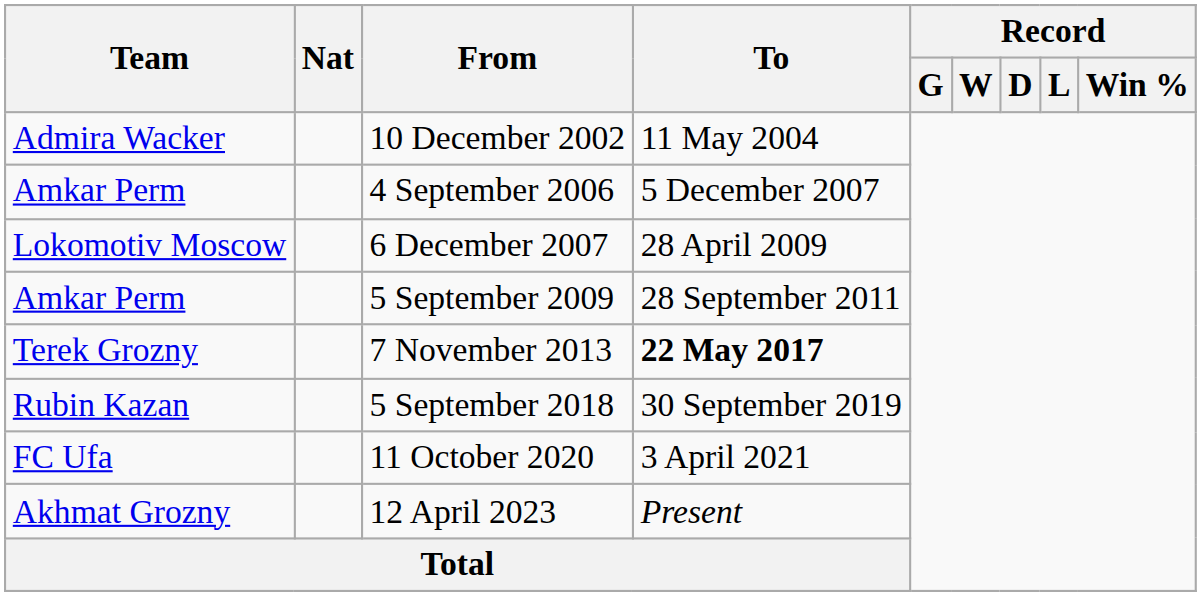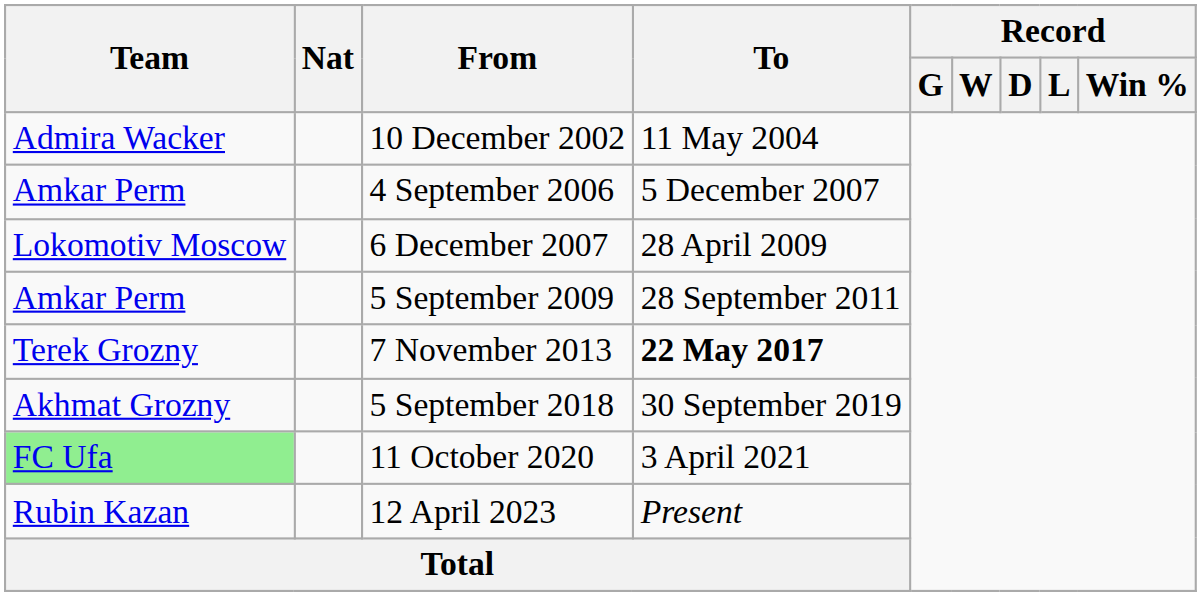(101, 404) Rubin Kazan -> (122, 404) Akhmat Grozny
(63, 457) no background -> (63, 457) lightgreen background
(122, 510) Akhmat Grozny -> (101, 510) Rubin Kazan
